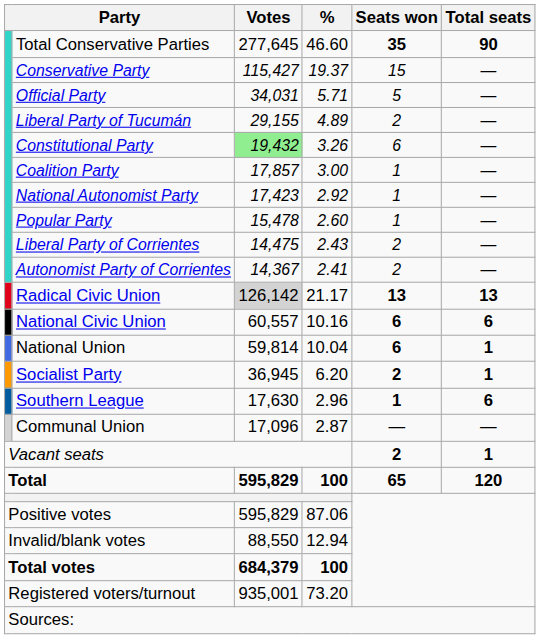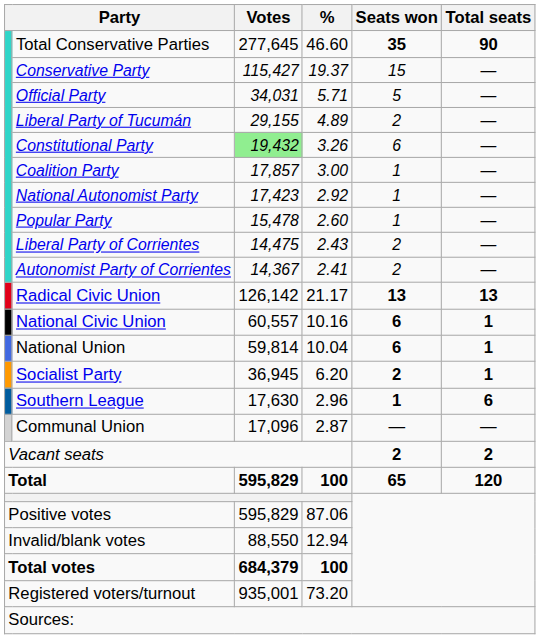(269, 295) lightgrey background -> (269, 295) no background
(488, 322) 6 -> (488, 322) 1
(488, 454) 1 -> (488, 454) 2
